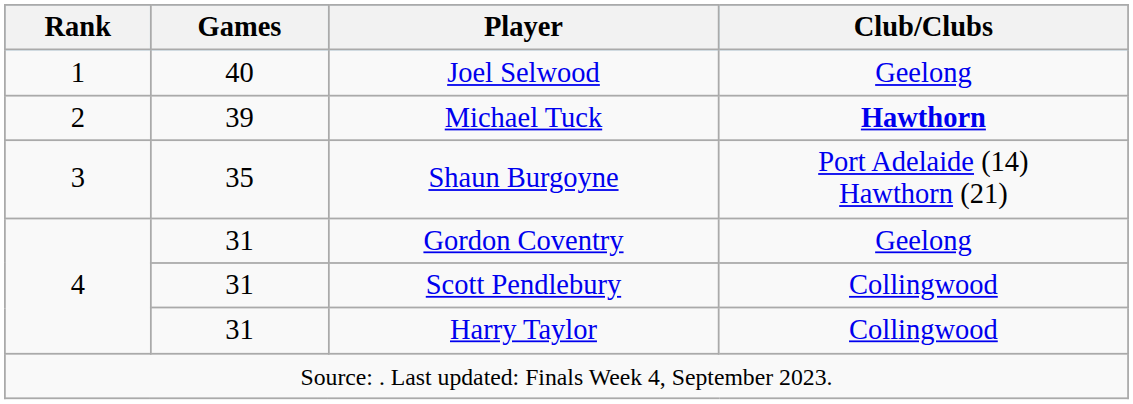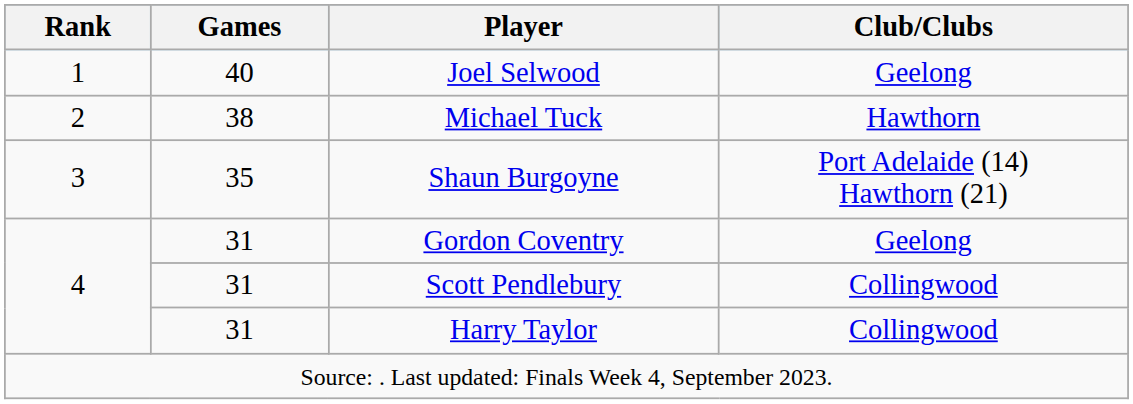(239, 117) 39 -> (239, 117) 38
(923, 117) bold -> (923, 117) normal
